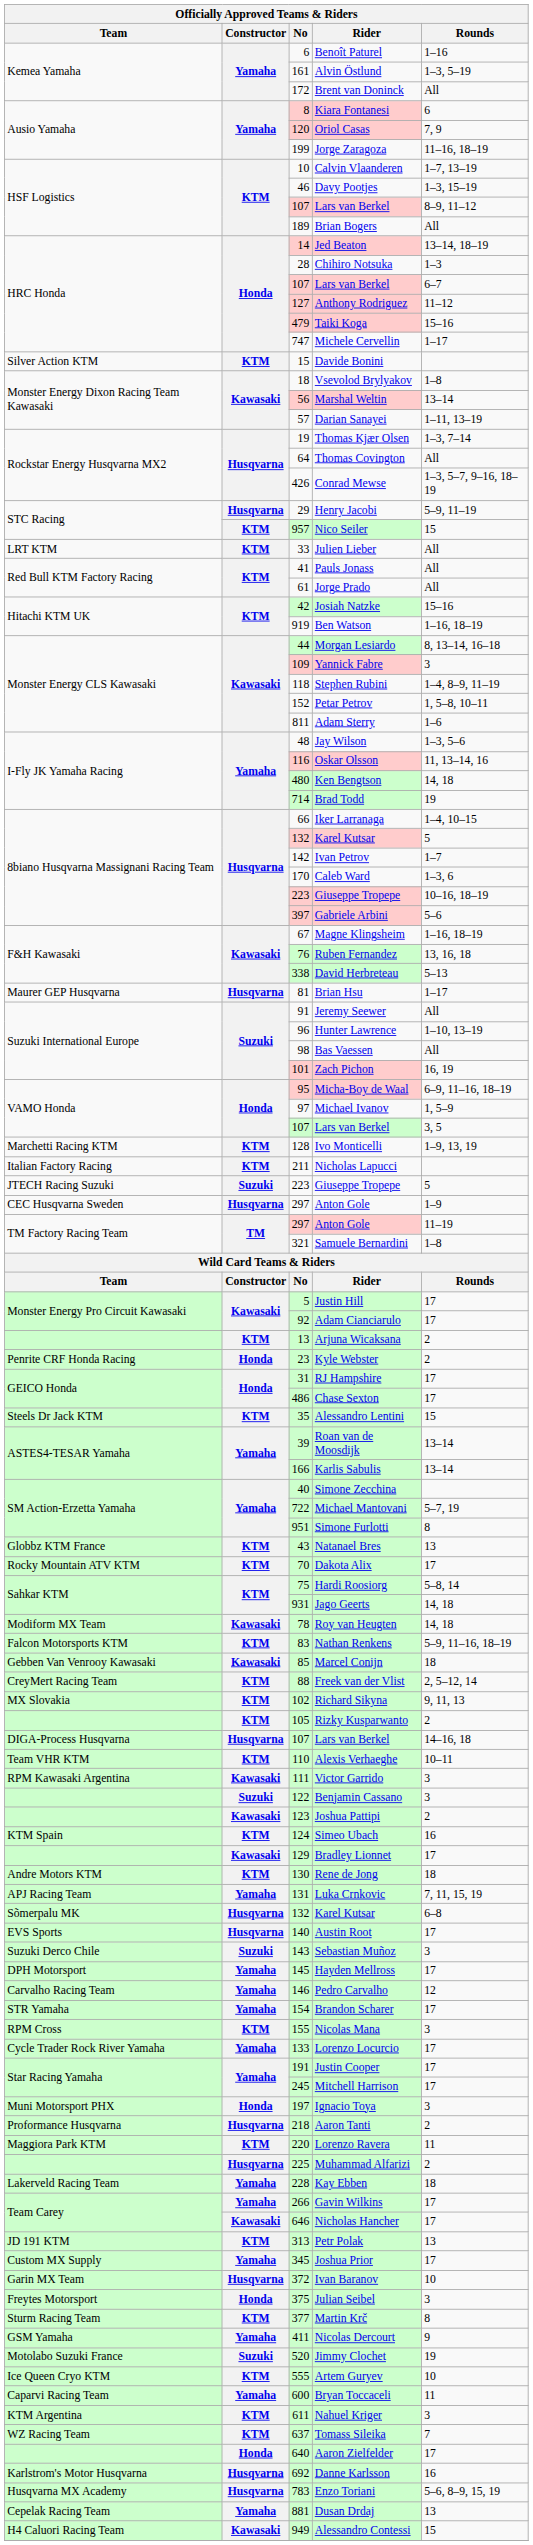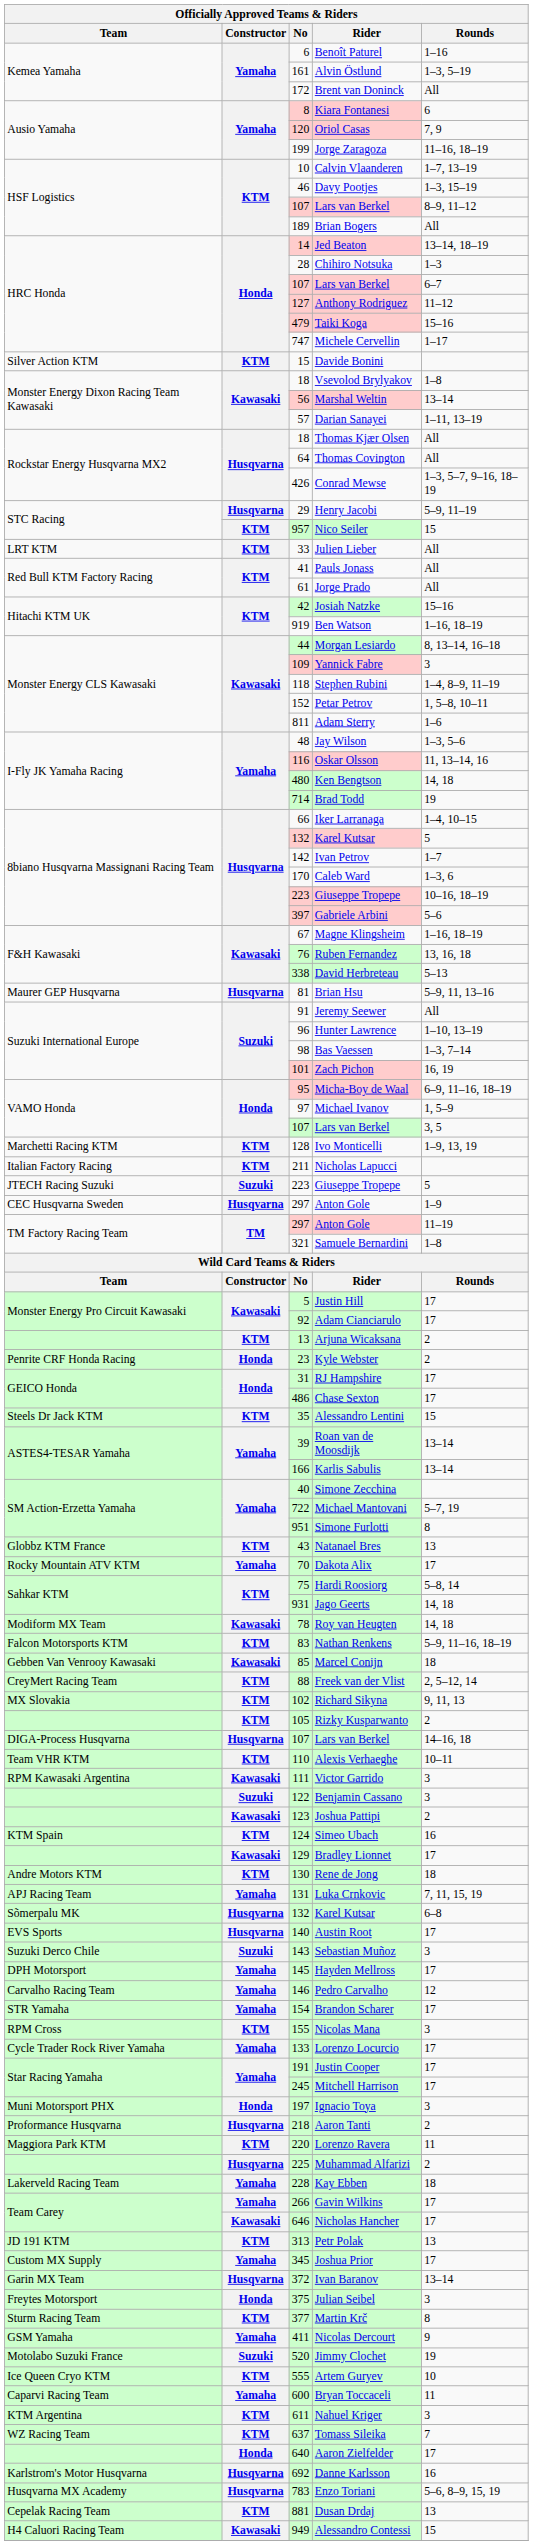(303, 438) 19 -> (303, 438) 18
(448, 438) 1–3, 7–14 -> (432, 438) All
(436, 992) 1–17 -> (459, 992) 5–9, 11, 13–16
(432, 1050) All -> (448, 1050) 1–3, 7–14
(256, 1565) KTM -> (256, 1565) Yamaha
(430, 2279) 10 -> (439, 2279) 13–14
(256, 2511) Yamaha -> (256, 2511) KTM
